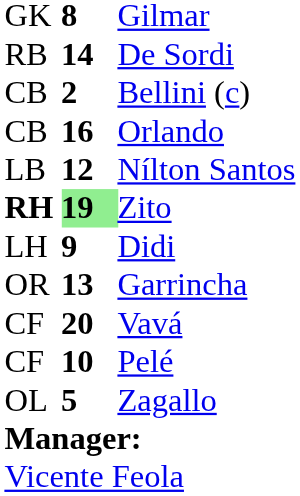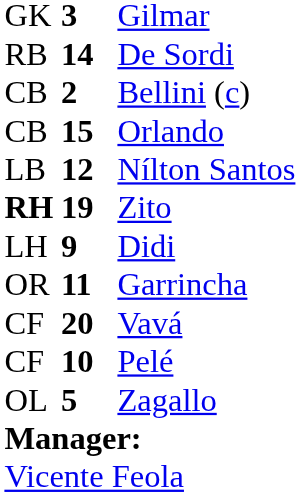(69, 15) 8 -> (69, 15) 3
(77, 130) 16 -> (77, 130) 15
(77, 207) lightgreen background -> (77, 207) no background
(77, 284) 13 -> (76, 284) 11
